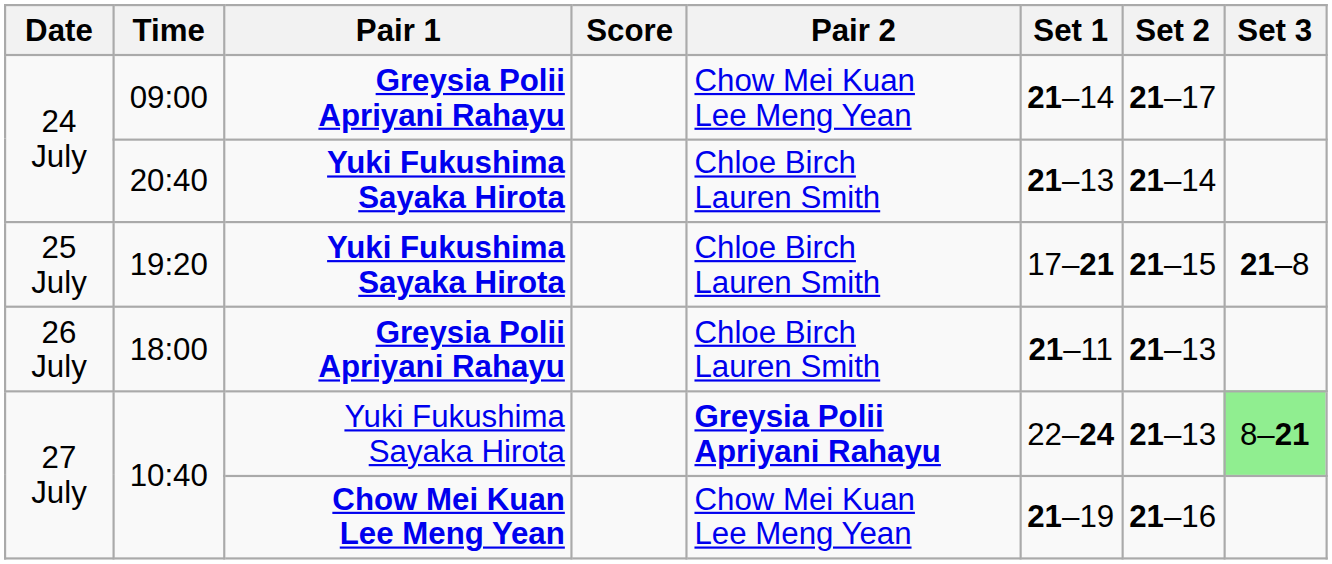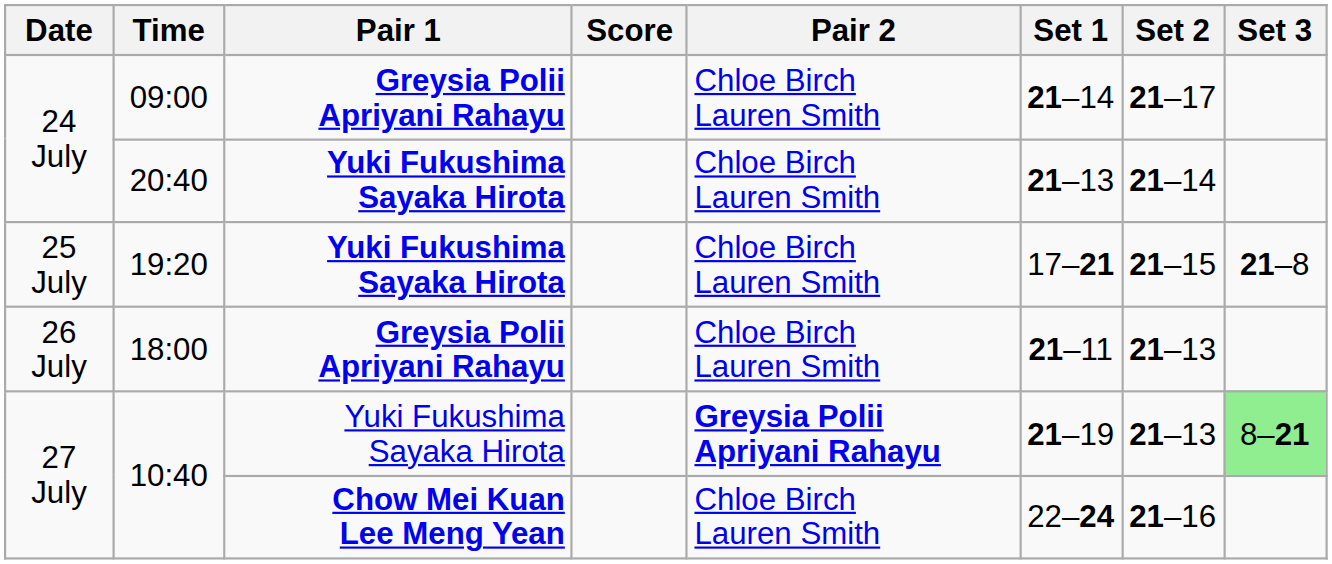(805, 97) Chow Mei Kuan Lee Meng Yean -> (787, 97) Chloe Birch Lauren Smith
(1071, 433) 22–24 -> (1071, 433) 21–19
(805, 517) Chow Mei Kuan Lee Meng Yean -> (787, 517) Chloe Birch Lauren Smith
(1071, 517) 21–19 -> (1071, 517) 22–24
